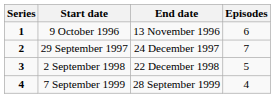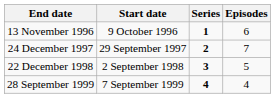columns swapped: (21, 13) <-> (177, 13)
